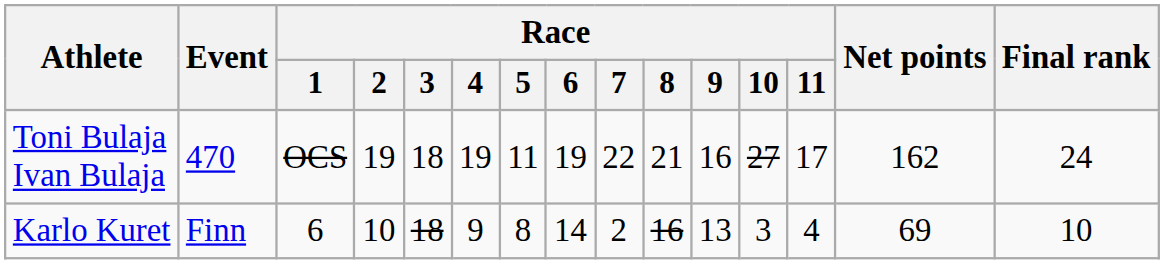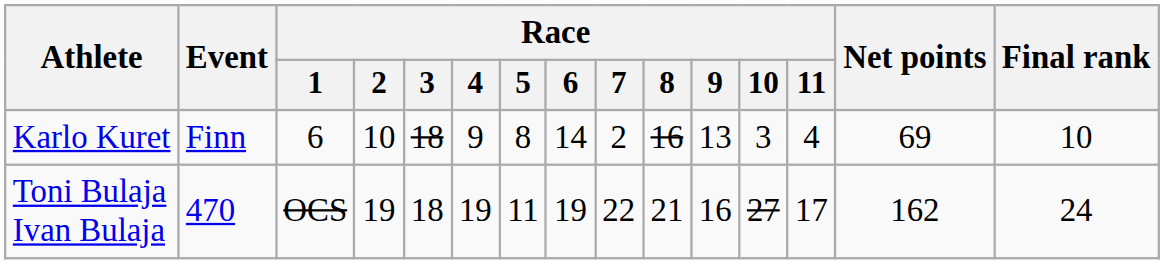rows swapped: (92, 230) <-> (90, 156)
